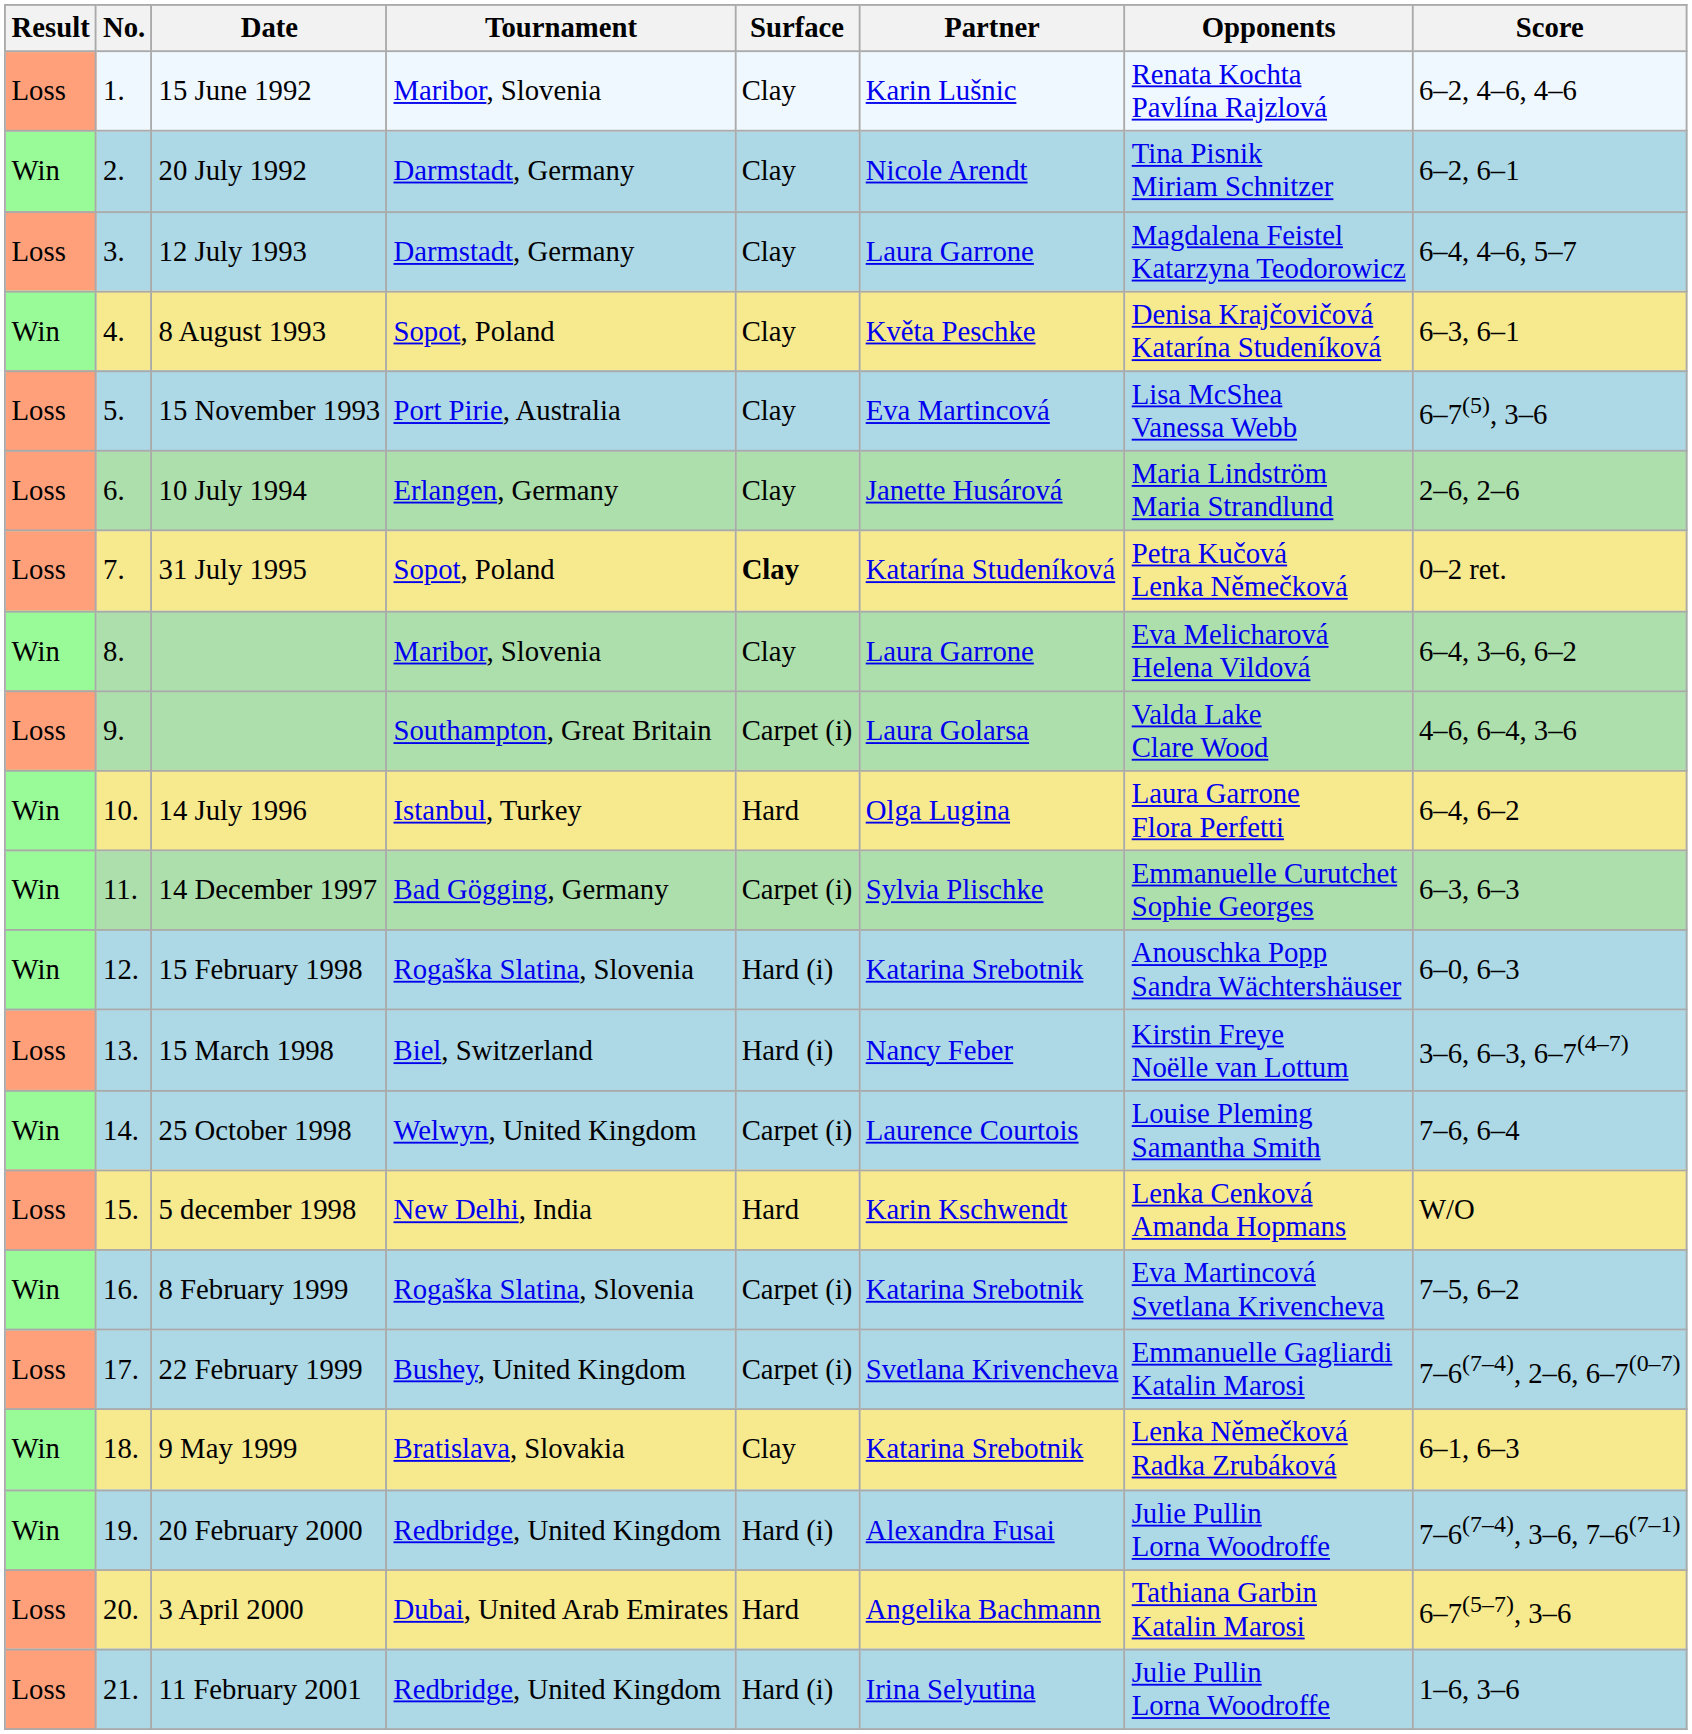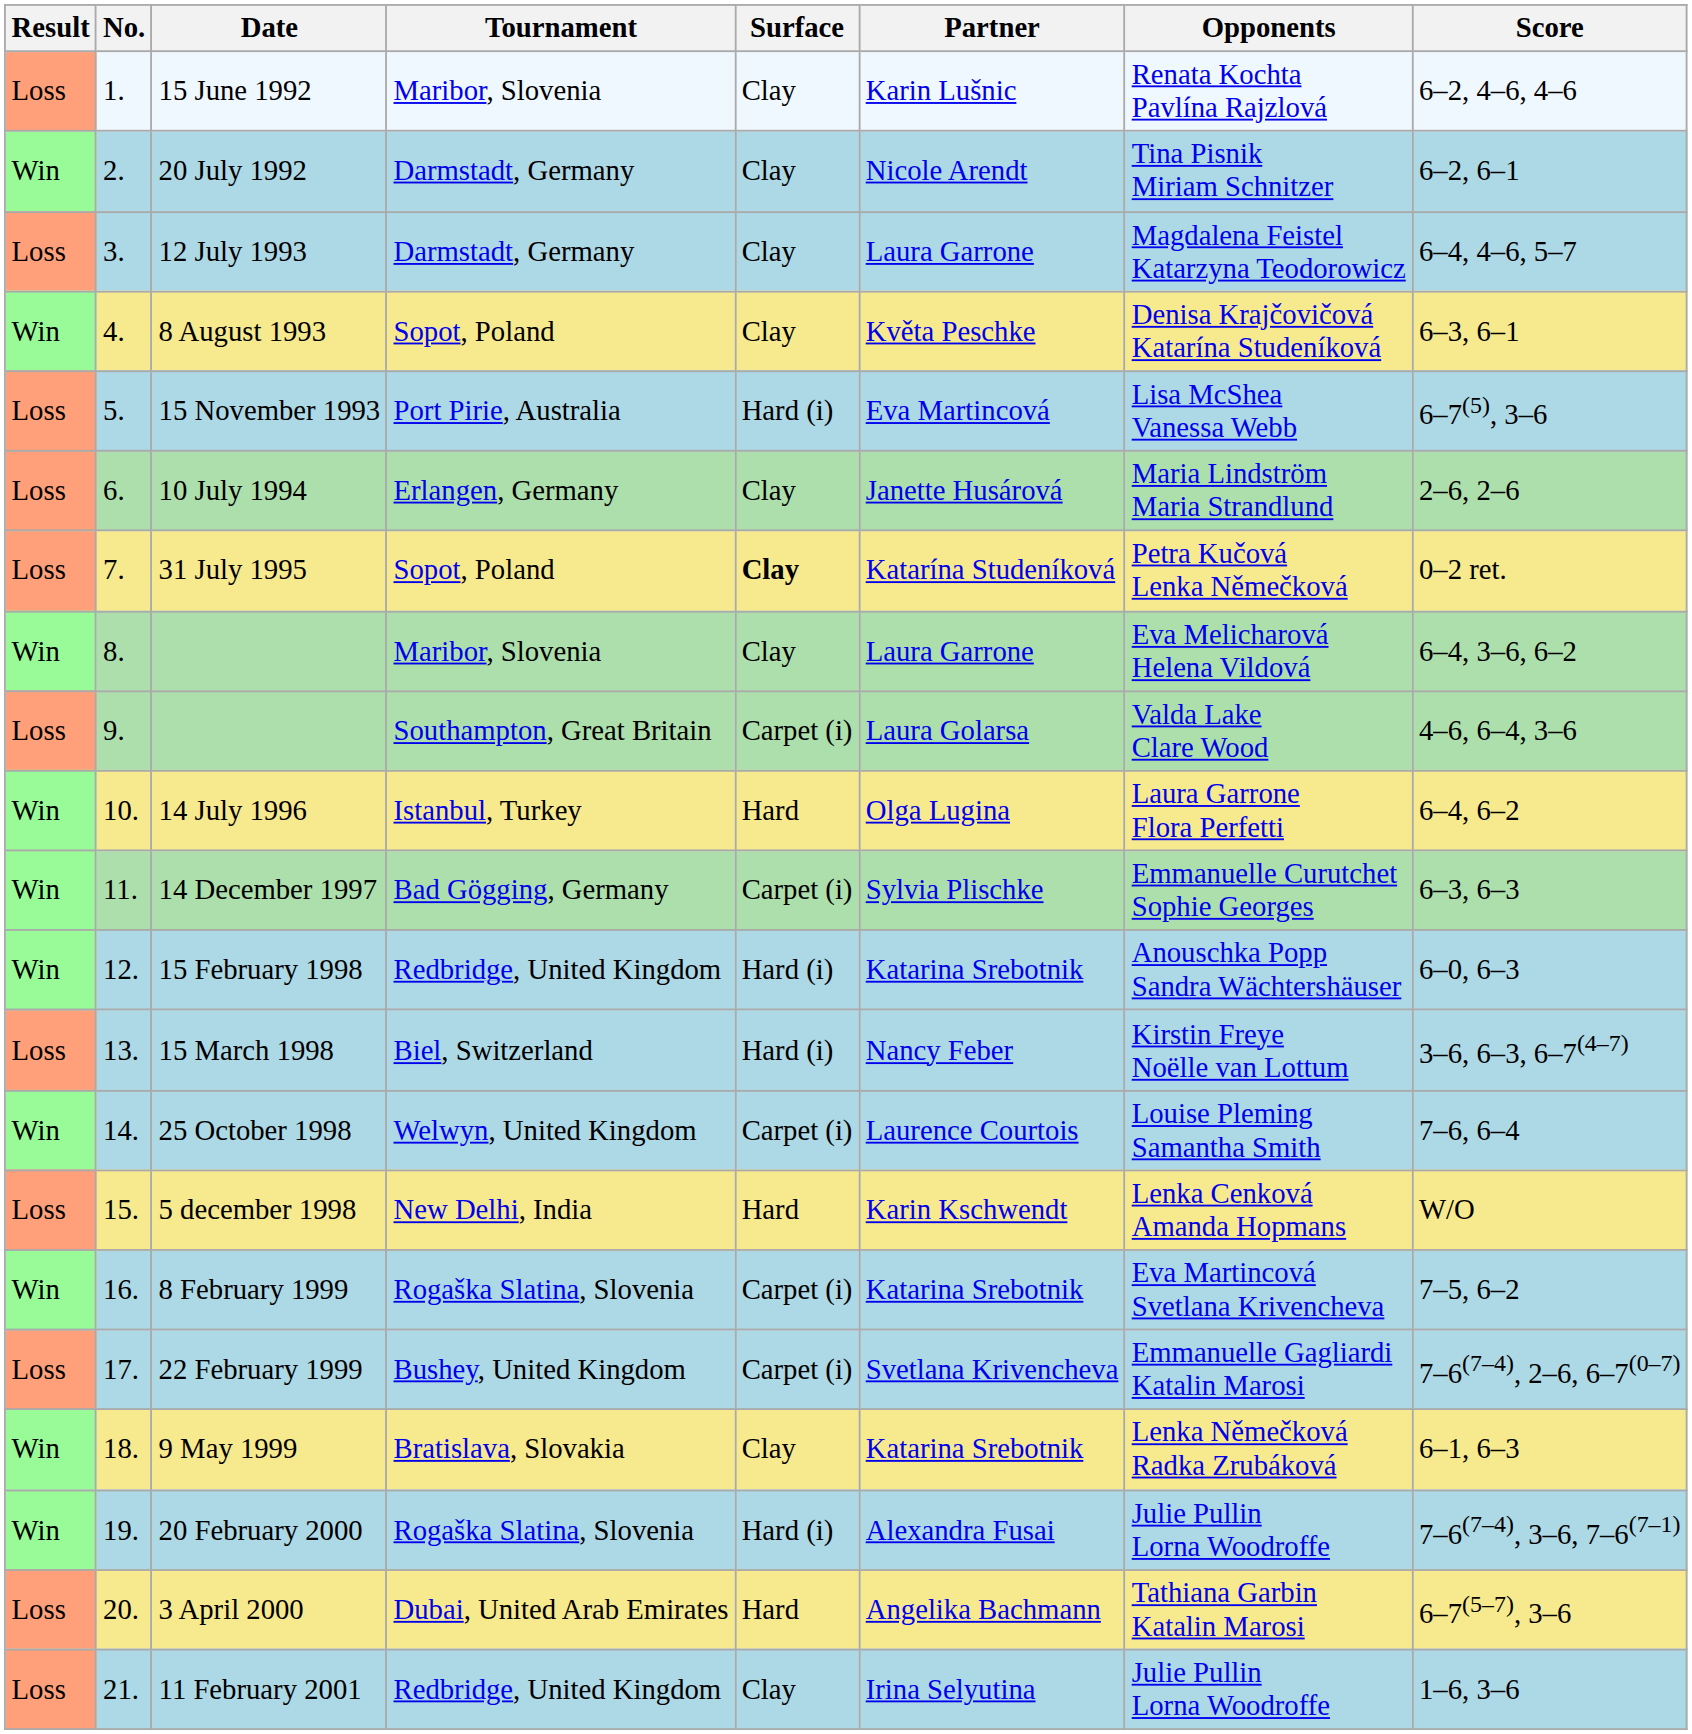(769, 410) Clay -> (787, 410) Hard (i)
(544, 969) Rogaška Slatina, Slovenia -> (557, 969) Redbridge, United Kingdom
(557, 1528) Redbridge, United Kingdom -> (544, 1528) Rogaška Slatina, Slovenia
(787, 1688) Hard (i) -> (769, 1688) Clay
